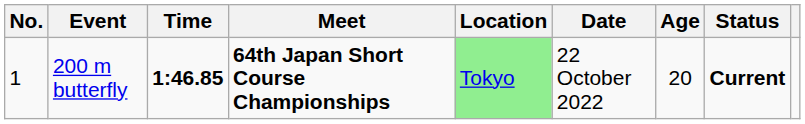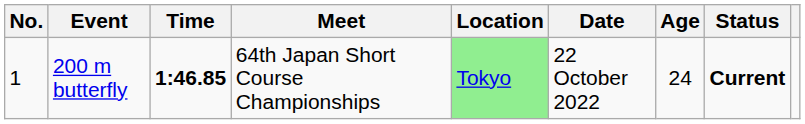(318, 77) bold -> (316, 77) normal
(680, 77) 20 -> (680, 77) 24
